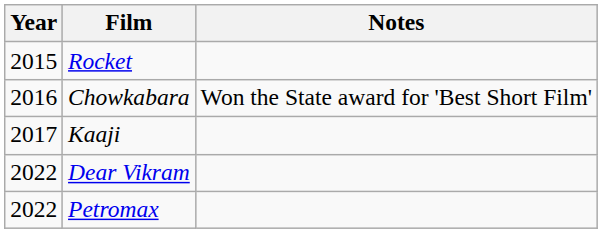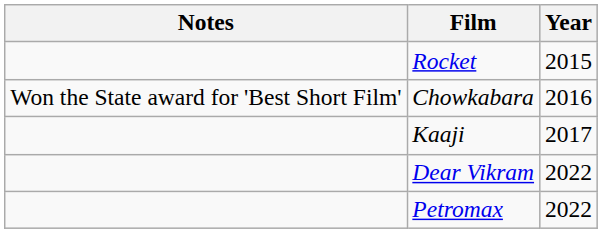columns swapped: (34, 23) <-> (396, 23)
